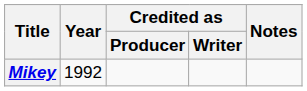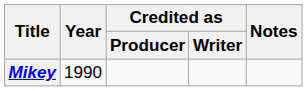(83, 72) 1992 -> (83, 72) 1990
